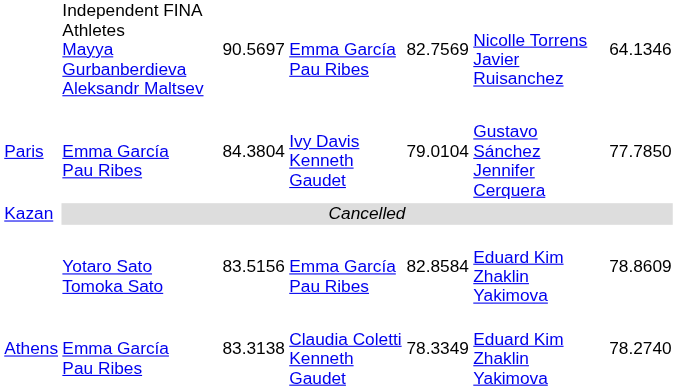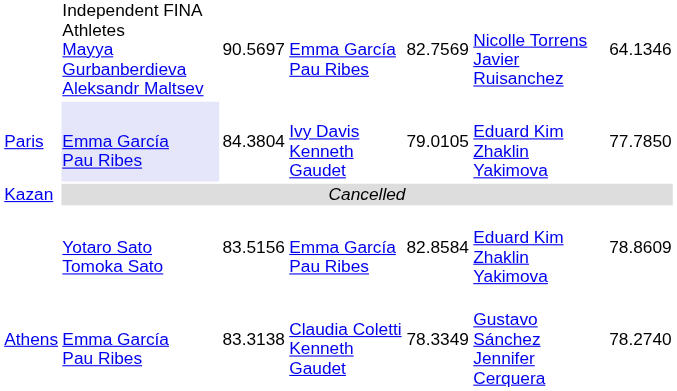(116, 161) no background -> (116, 151) lavender background
(438, 151) 79.0104 -> (438, 141) 79.0105
(509, 161) Gustavo Sánchez Jennifer Cerquera -> (518, 151) Eduard Kim Zhaklin Yakimova
(518, 358) Eduard Kim Zhaklin Yakimova -> (509, 348) Gustavo Sánchez Jennifer Cerquera
